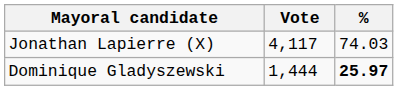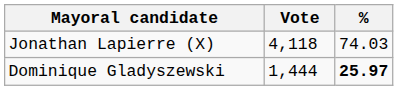(293, 45) 4,117 -> (293, 45) 4,118
